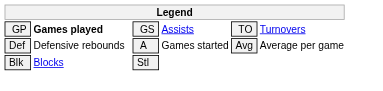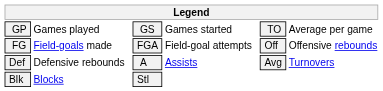(68, 29) bold -> (67, 29) normal
(178, 29) Assists -> (198, 29) Games started
(283, 29) Turnovers -> (331, 29) Average per game
+ row: (18, 46)
(195, 46) Games started -> (181, 63) Assists
(302, 46) Average per game -> (312, 63) Turnovers
